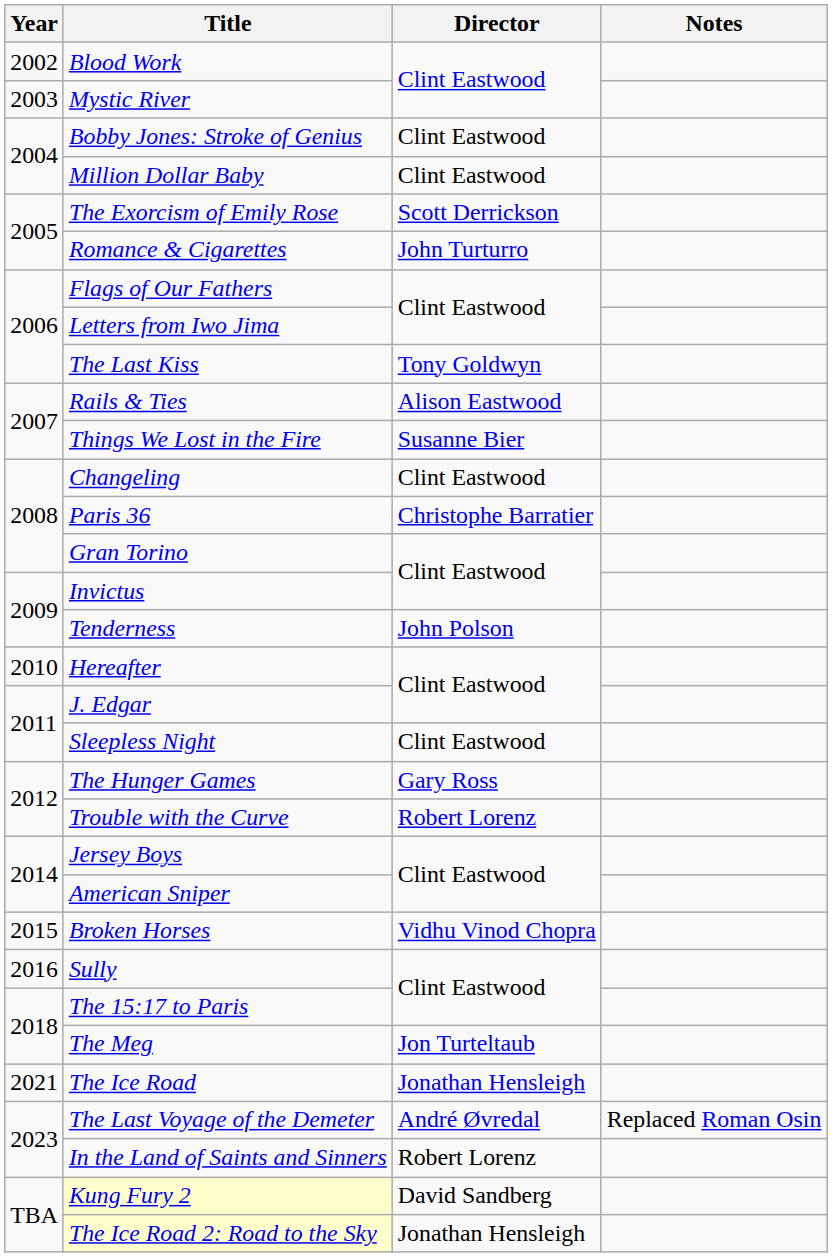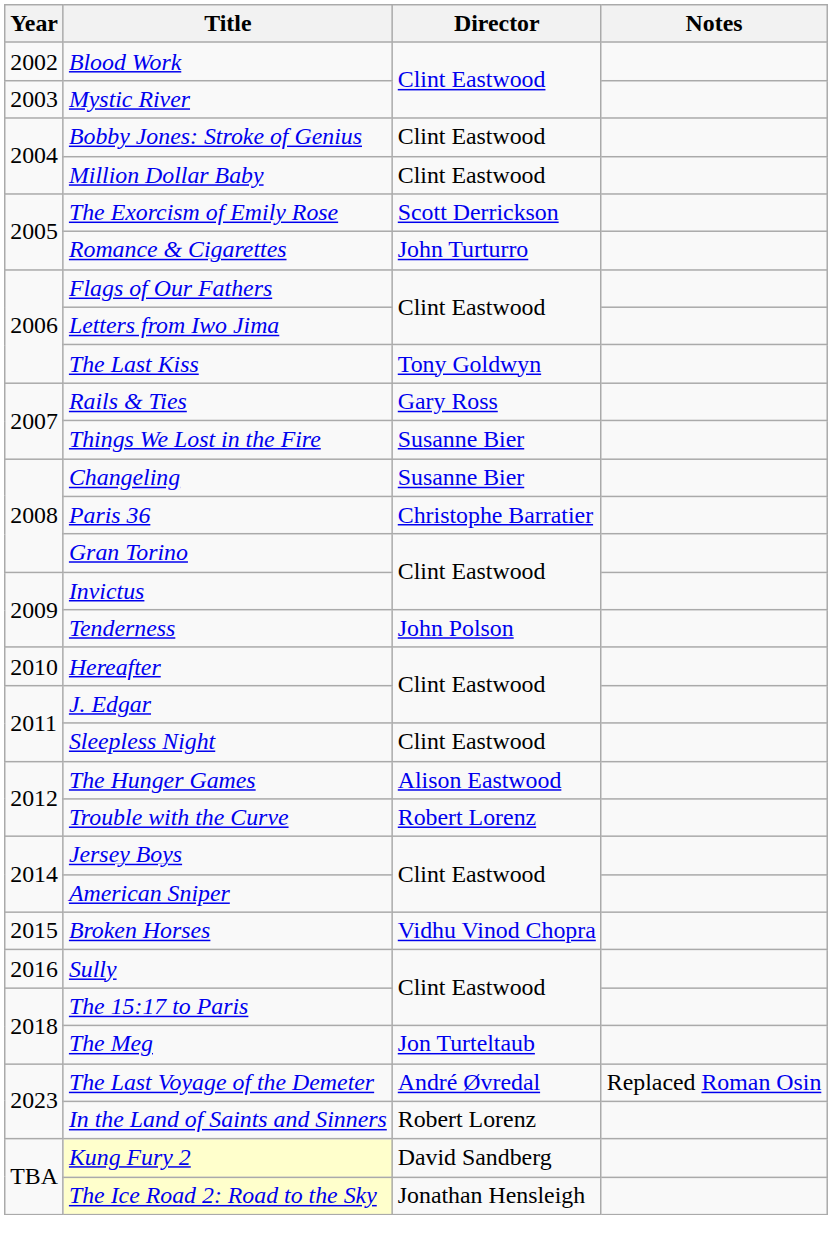(480, 401) Alison Eastwood -> (448, 401) Gary Ross
(472, 477) Clint Eastwood -> (461, 477) Susanne Bier
(448, 779) Gary Ross -> (480, 779) Alison Eastwood
- row: (132, 1082)
